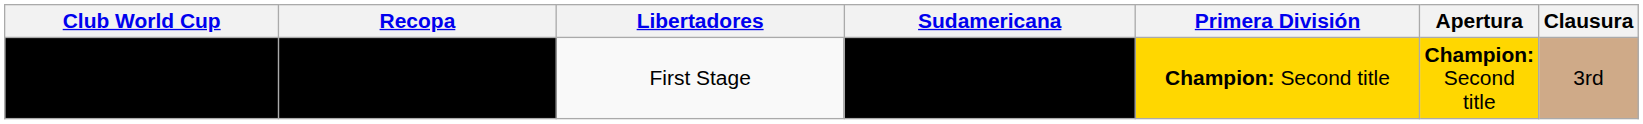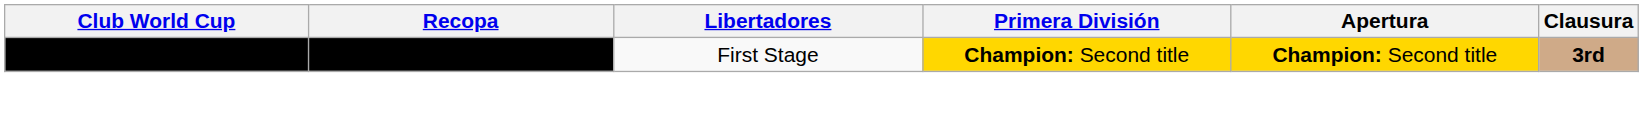- column: (990, 21)
(1589, 77) normal -> (1589, 54) bold
